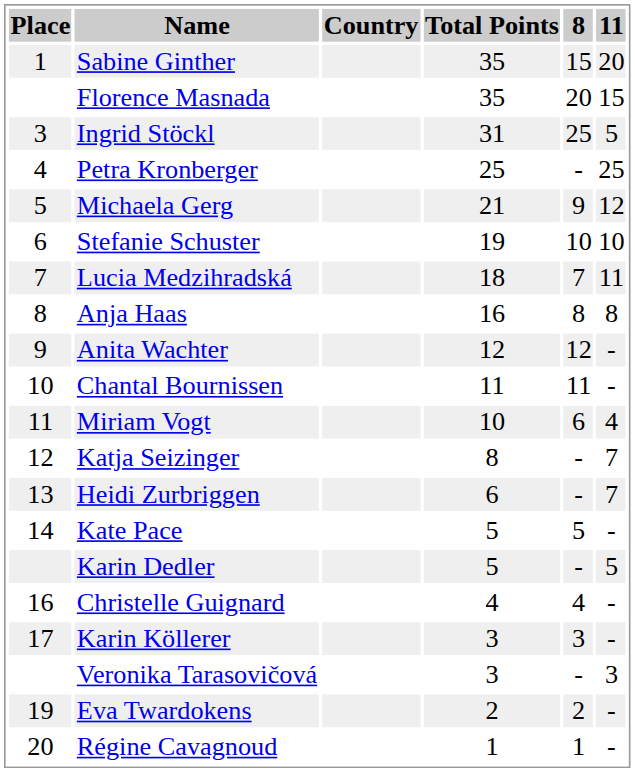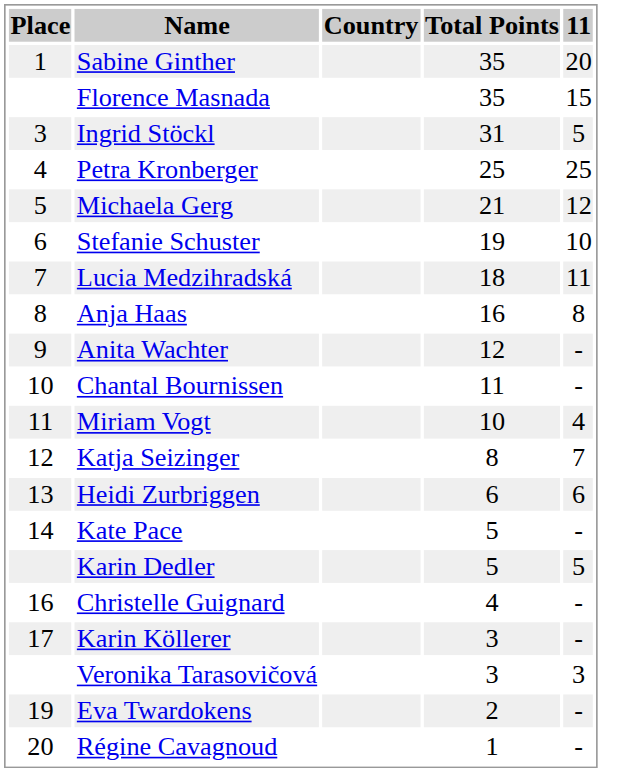- column: (579, 24)
(611, 494) 7 -> (579, 494) 6
